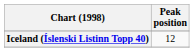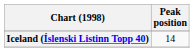(170, 39) 12 -> (170, 39) 14
